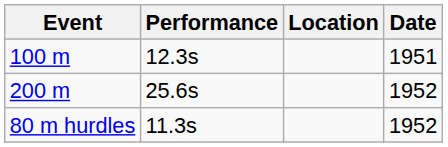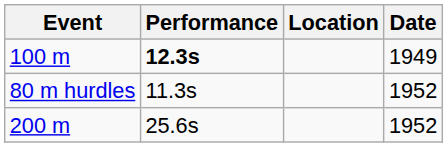(172, 57) normal -> (173, 57) bold
(413, 57) 1951 -> (413, 57) 1949
rows swapped: (40, 91) <-> (73, 125)
